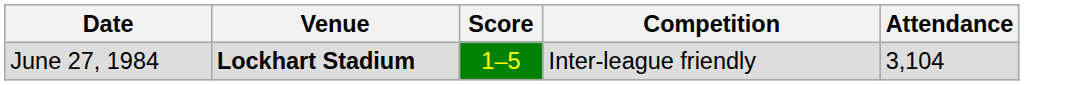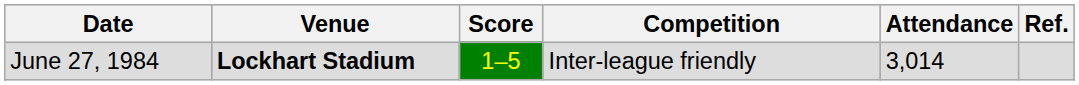+ column: (1047, 24)
(915, 61) 3,104 -> (915, 61) 3,014
